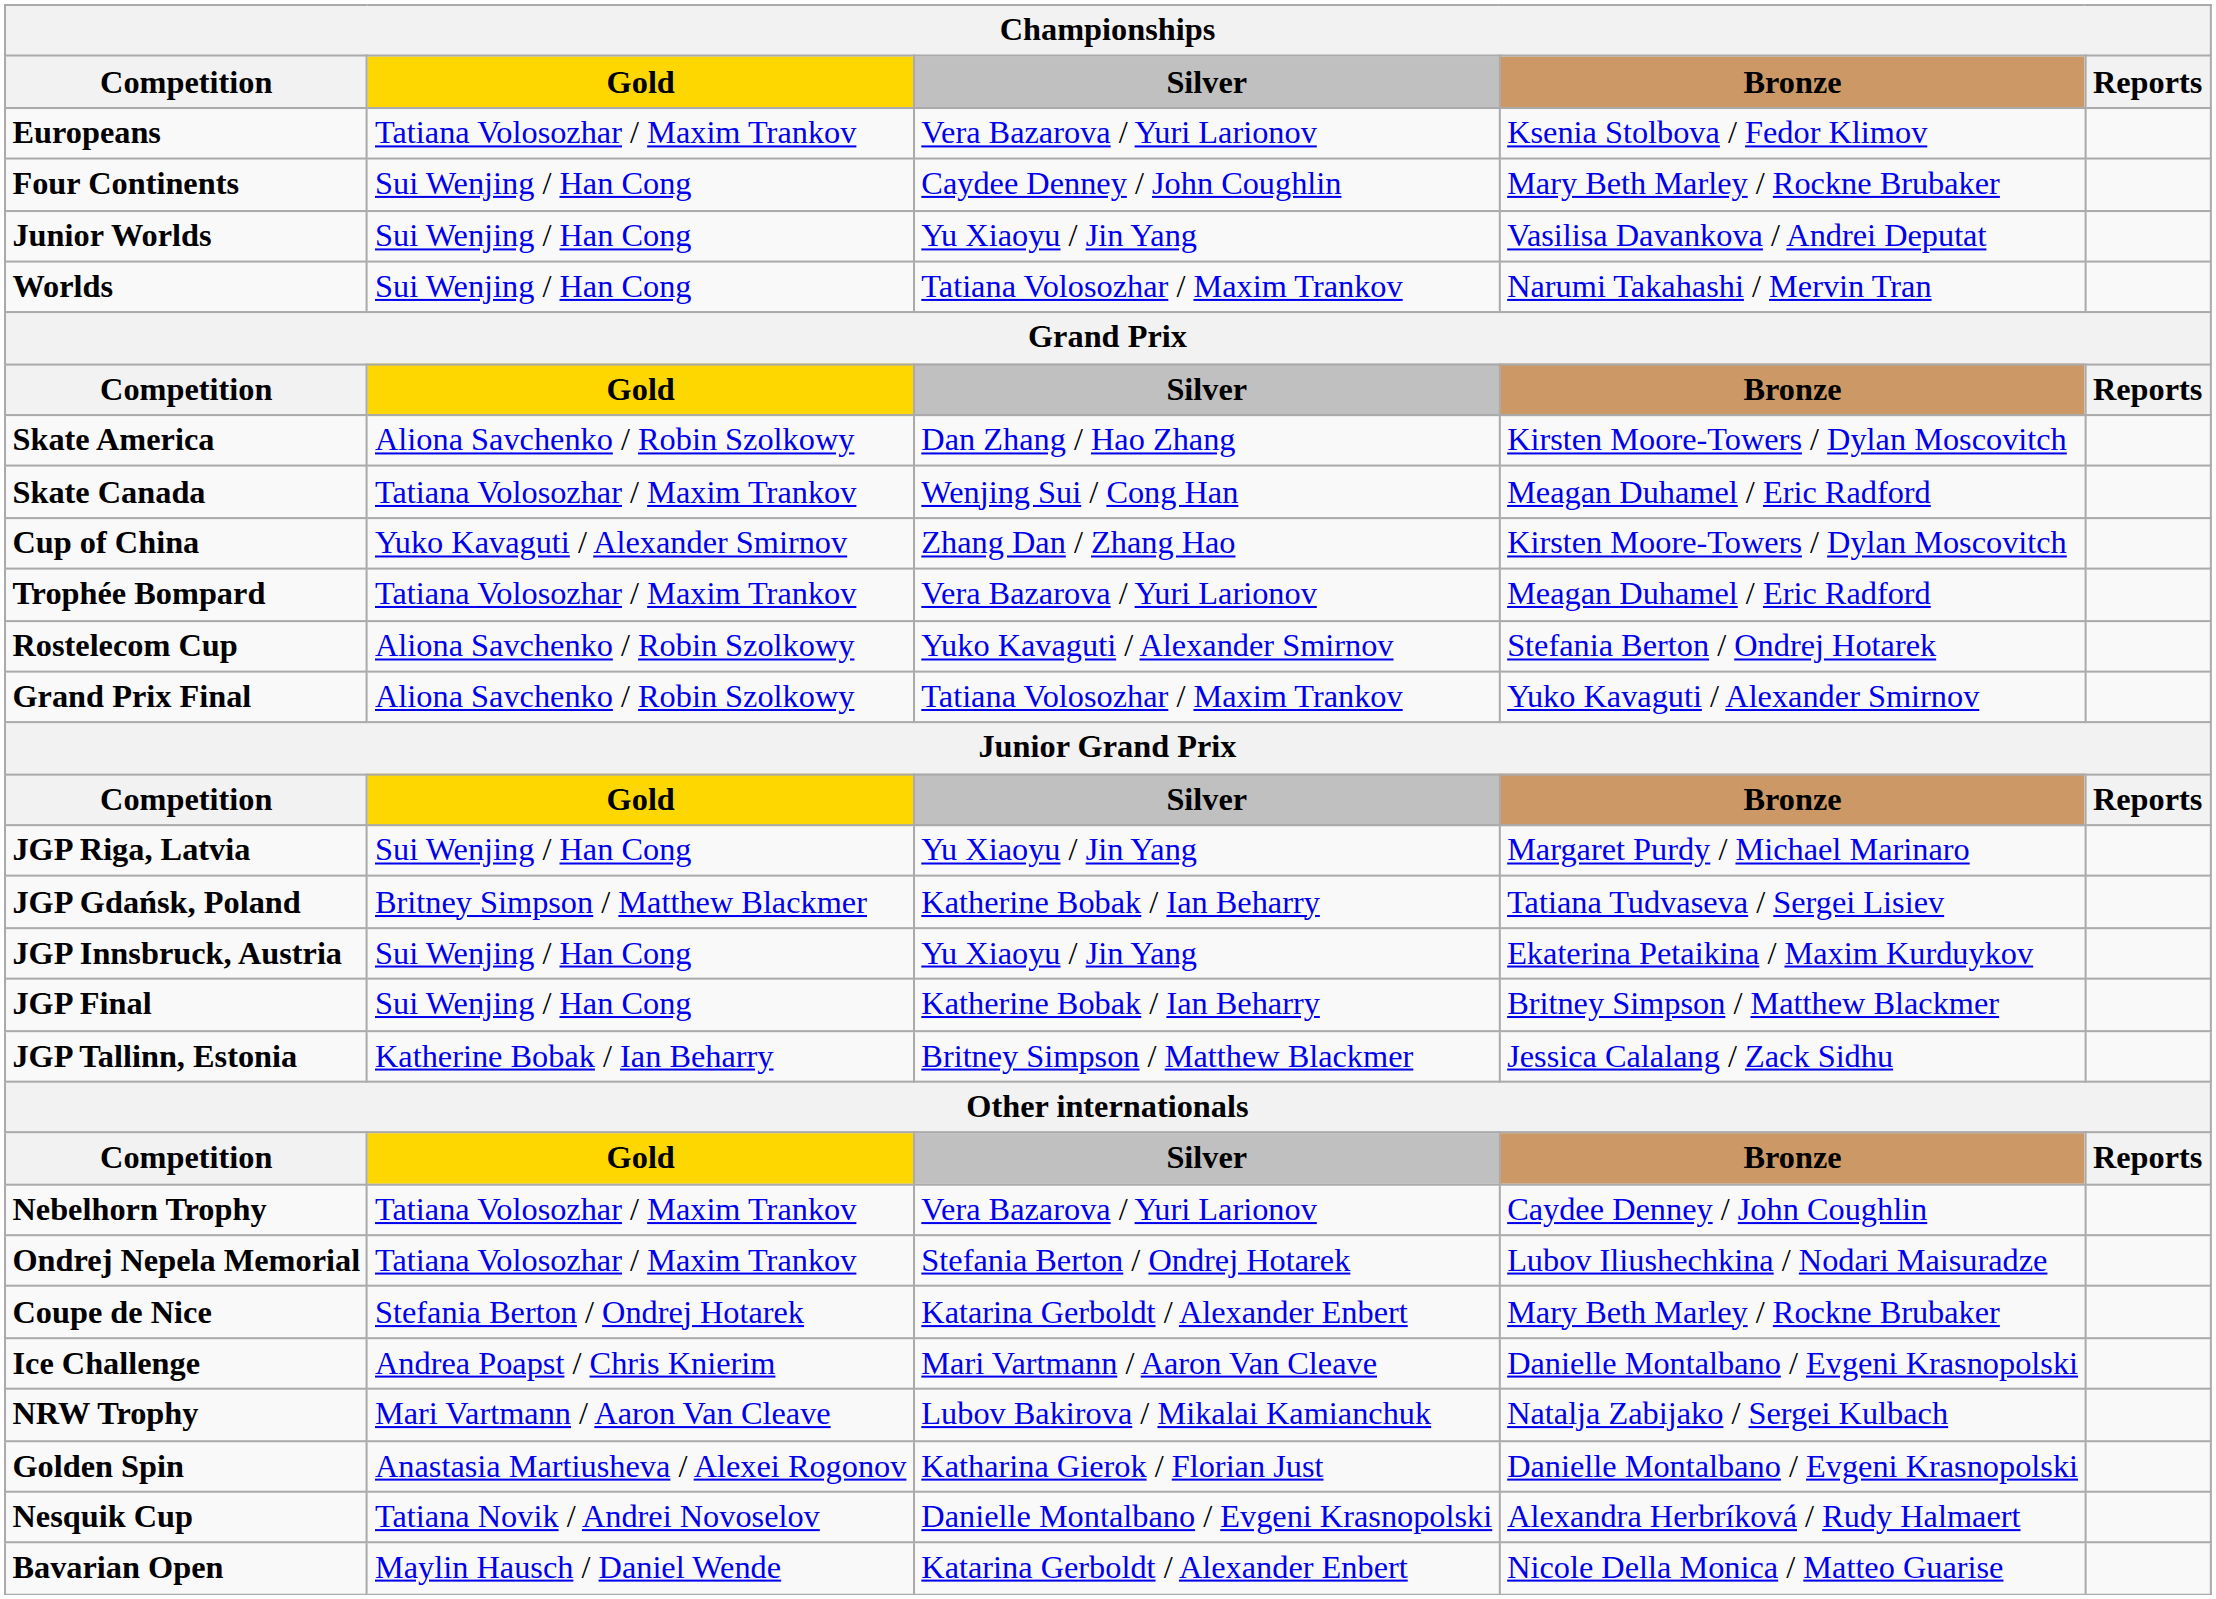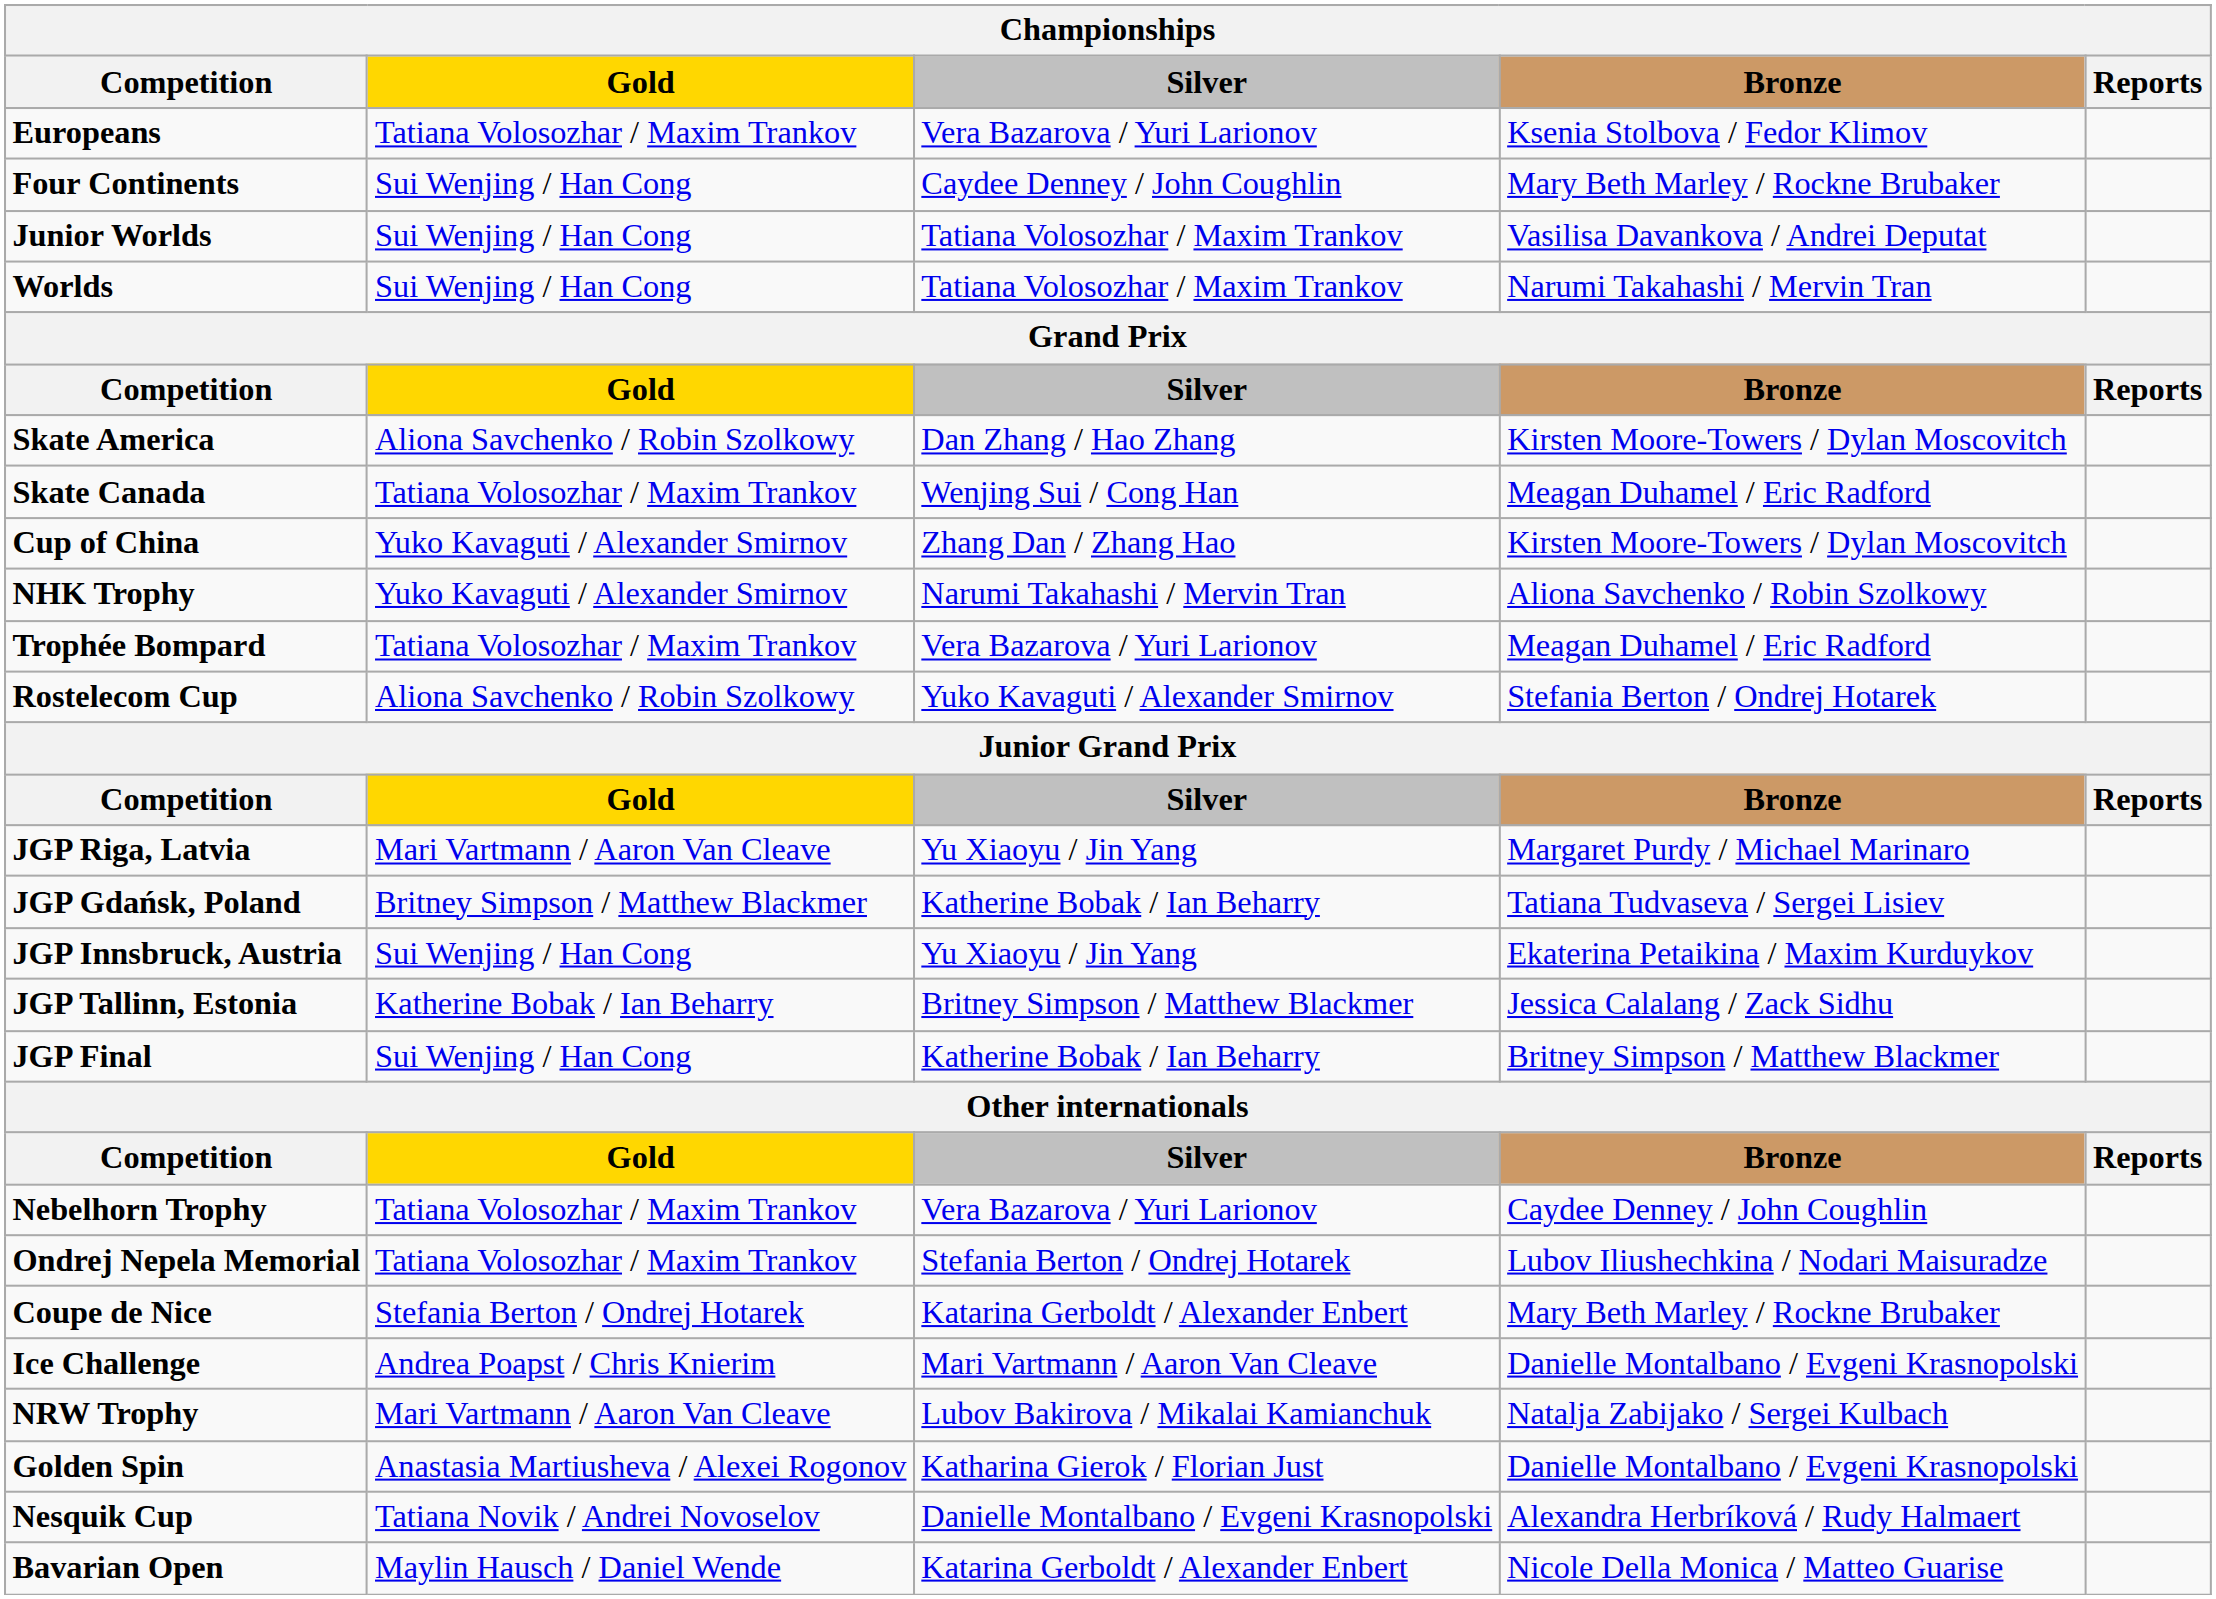(1059, 235) Yu Xiaoyu / Jin Yang -> (1162, 235) Tatiana Volosozhar / Maxim Trankov
+ row: (104, 593)
- row: (132, 696)
(533, 850) Sui Wenjing / Han Cong -> (603, 850) Mari Vartmann / Aaron Van Cleave
rows swapped: (155, 1055) <-> (82, 1004)
